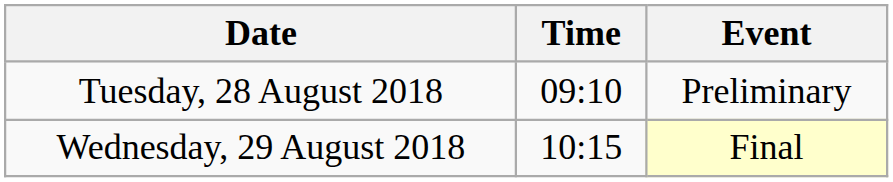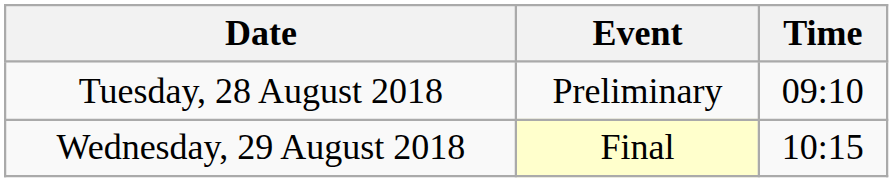columns swapped: (581, 33) <-> (767, 33)
